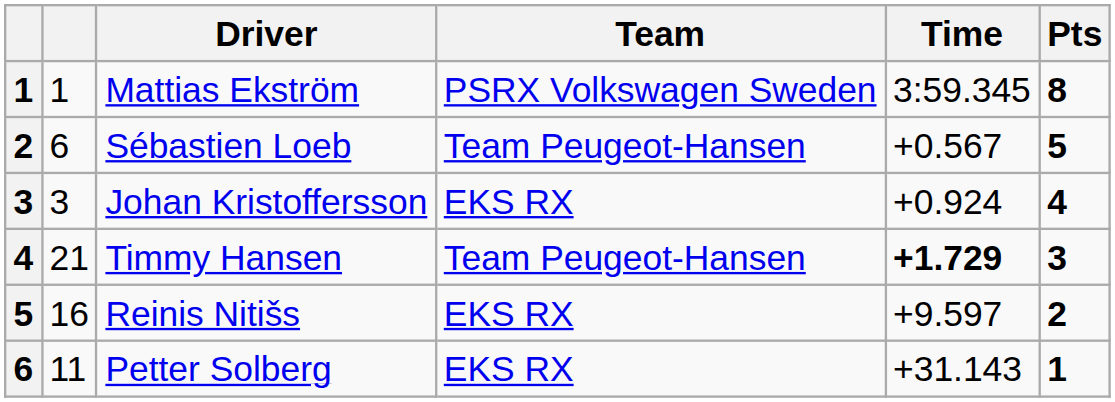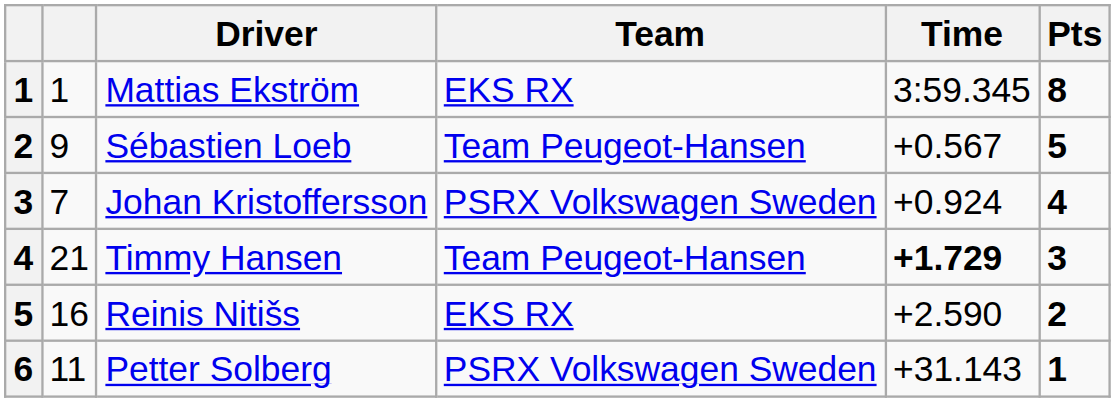(660, 89) PSRX Volkswagen Sweden -> (509, 89) EKS RX
(59, 146) 6 -> (59, 146) 9
(59, 202) 3 -> (59, 202) 7
(509, 202) EKS RX -> (660, 202) PSRX Volkswagen Sweden
(948, 314) +9.597 -> (948, 314) +2.590
(509, 370) EKS RX -> (660, 370) PSRX Volkswagen Sweden
